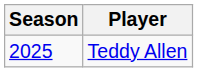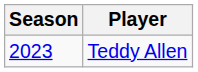(31, 50) 2025 -> (31, 50) 2023
